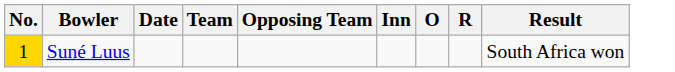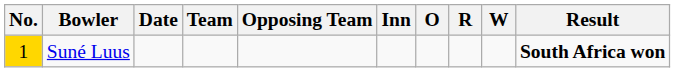+ column: (499, 19)
(555, 50) normal -> (593, 50) bold
